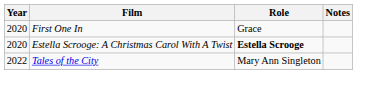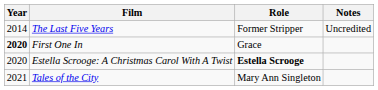+ row: (73, 28)
(17, 28) normal -> (17, 45) bold
(17, 61) 2022 -> (17, 77) 2021
